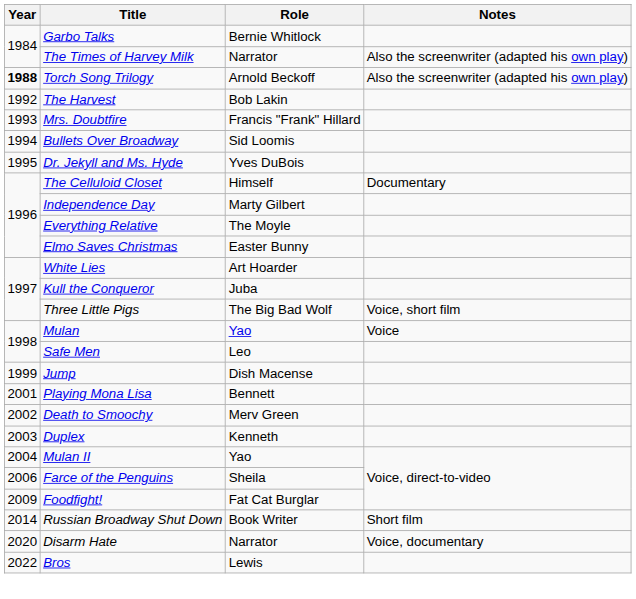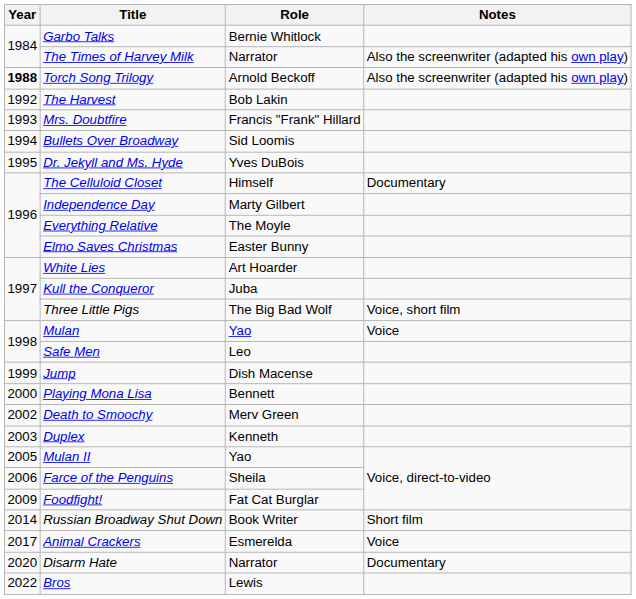(22, 394) 2001 -> (22, 394) 2000
(22, 457) 2004 -> (22, 457) 2005
+ row: (92, 541)
(425, 541) Voice, documentary -> (406, 562) Documentary
